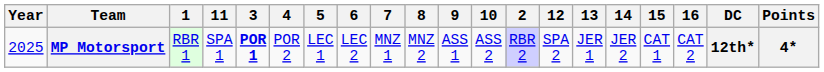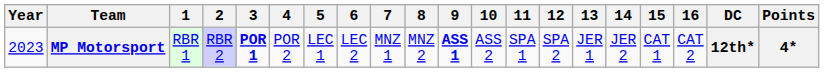columns swapped: (522, 16) <-> (219, 16)
(26, 47) 2025 -> (26, 47) 2023
(455, 47) normal -> (455, 47) bold
